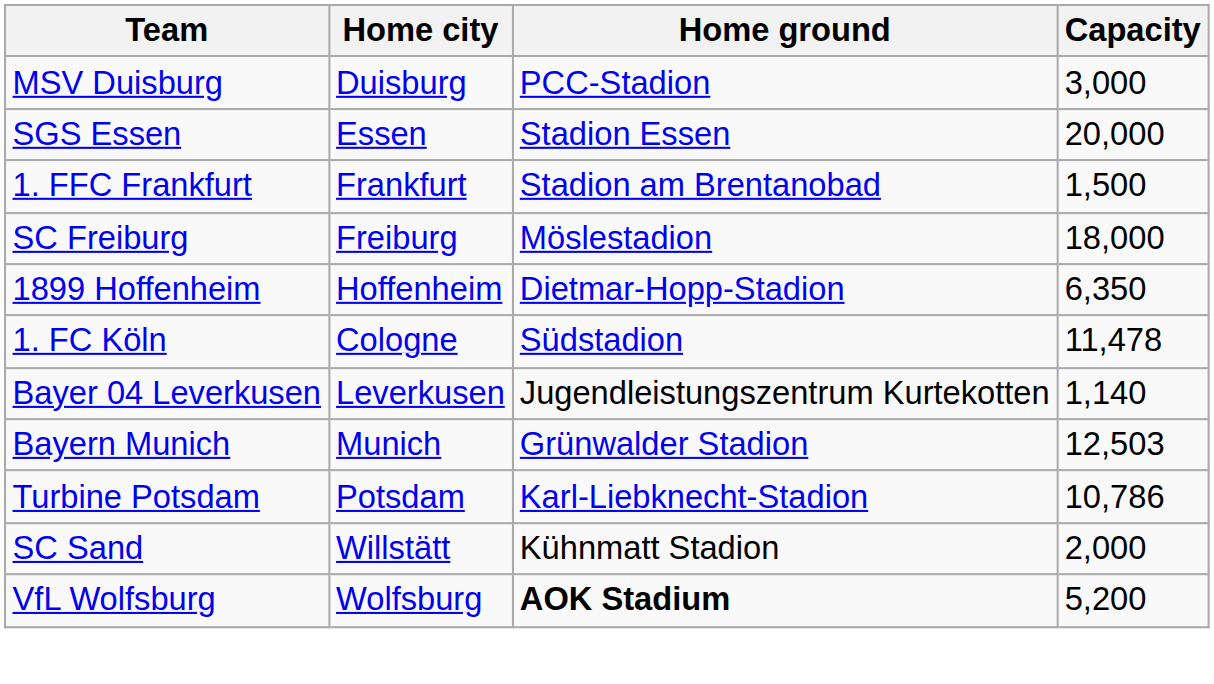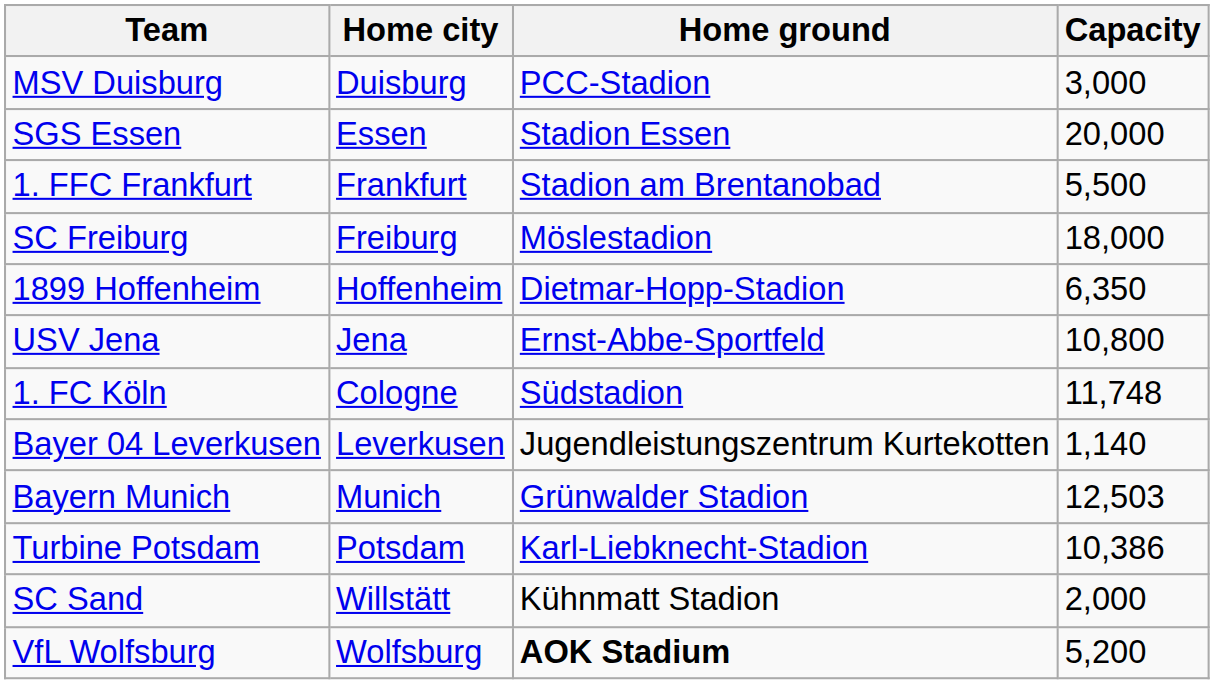(1106, 185) 1,500 -> (1106, 185) 5,500
+ row: (86, 340)
(1113, 340) 11,478 -> (1113, 392) 11,748
(1115, 496) 10,786 -> (1115, 548) 10,386
